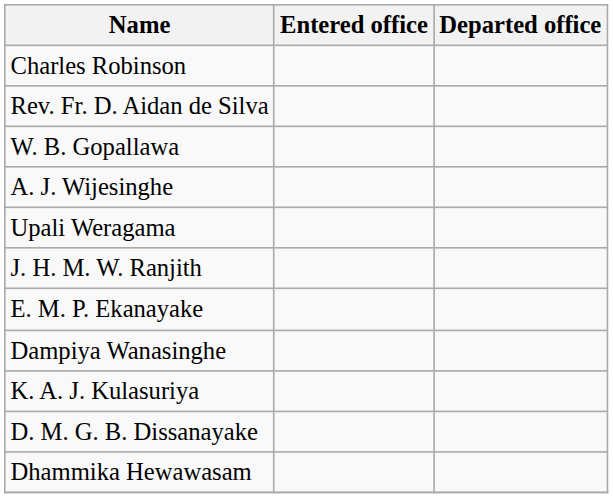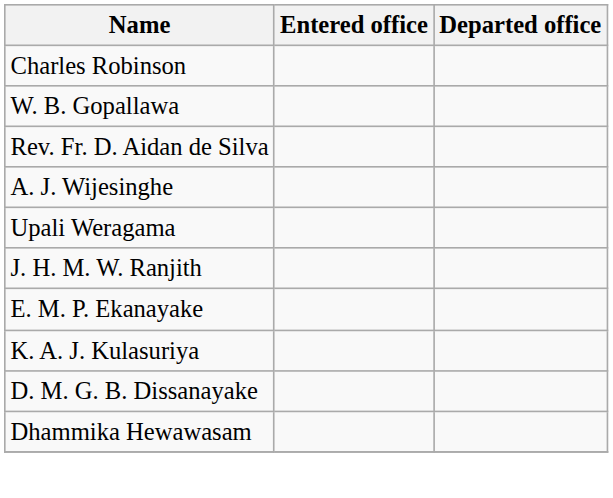rows swapped: (140, 106) <-> (95, 146)
- row: (118, 349)
